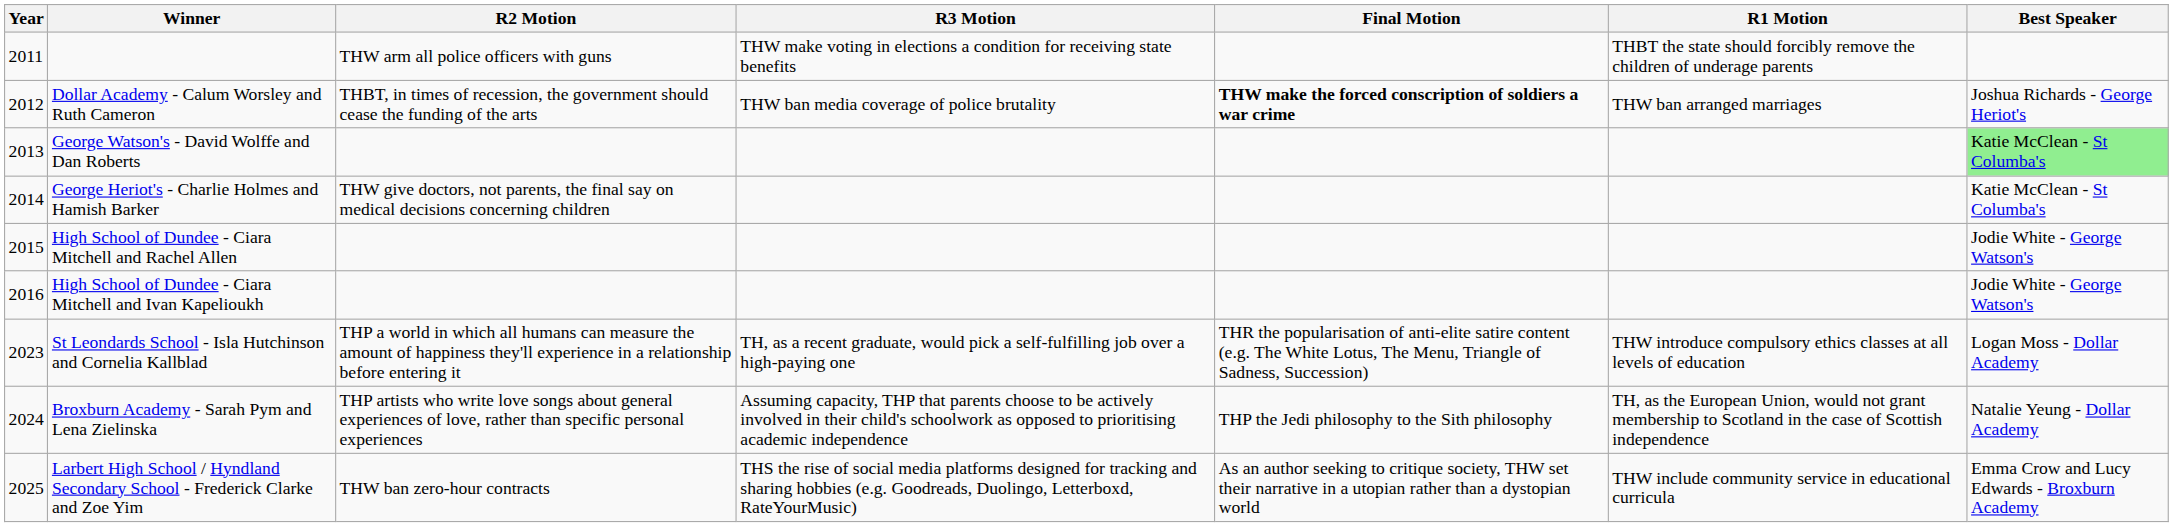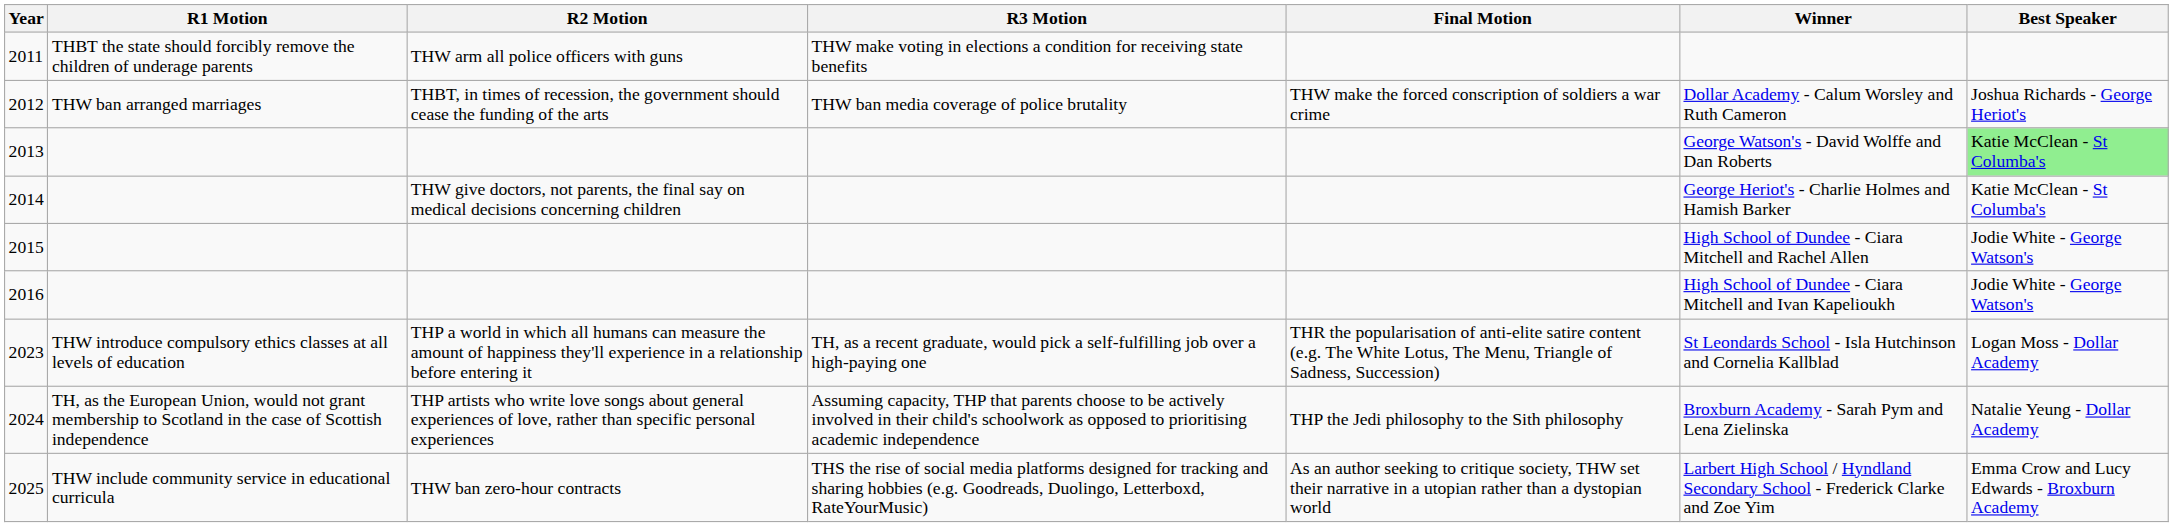columns swapped: (1788, 18) <-> (192, 18)
(1399, 103) bold -> (1475, 103) normal
